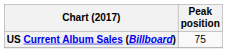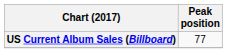(200, 39) 75 -> (200, 39) 77
